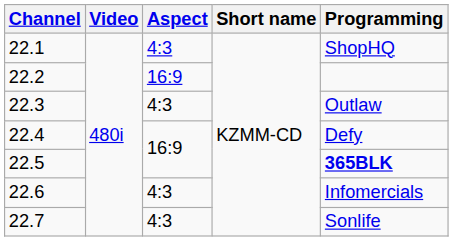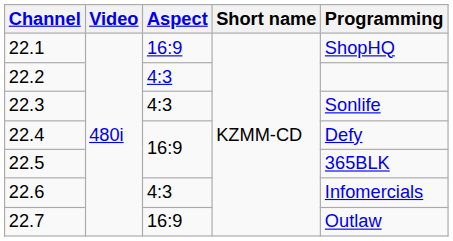(160, 47) 4:3 -> (165, 47) 16:9
(165, 76) 16:9 -> (160, 76) 4:3
(353, 105) Outlaw -> (353, 105) Sonlife
(359, 163) bold -> (357, 163) normal
(160, 221) 4:3 -> (165, 221) 16:9
(353, 221) Sonlife -> (353, 221) Outlaw
